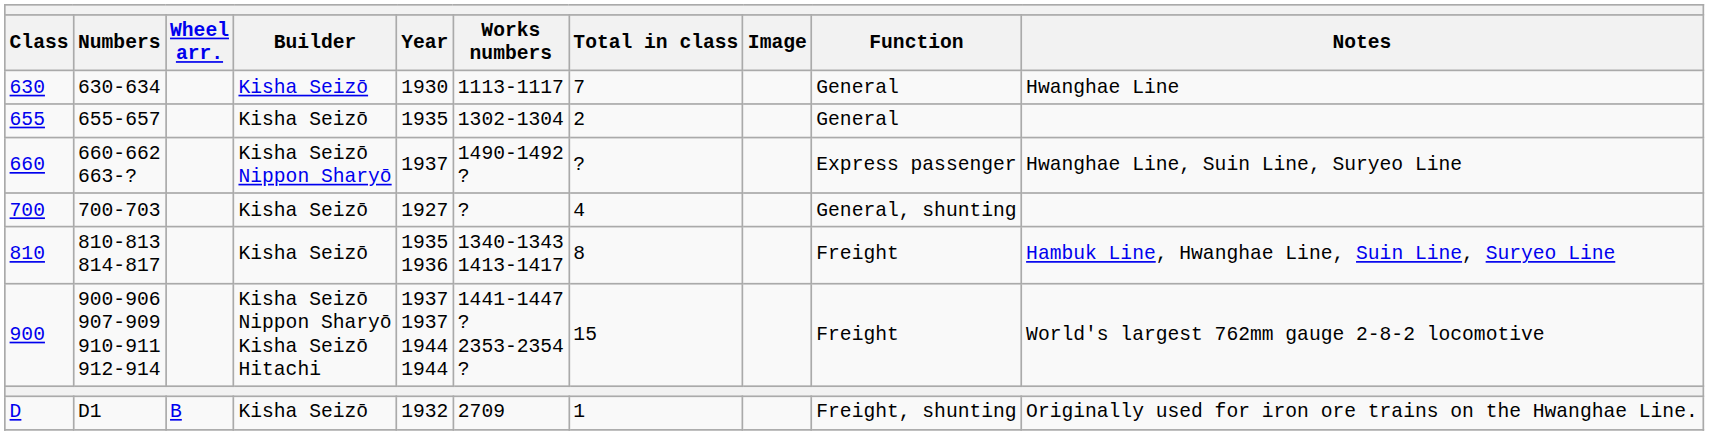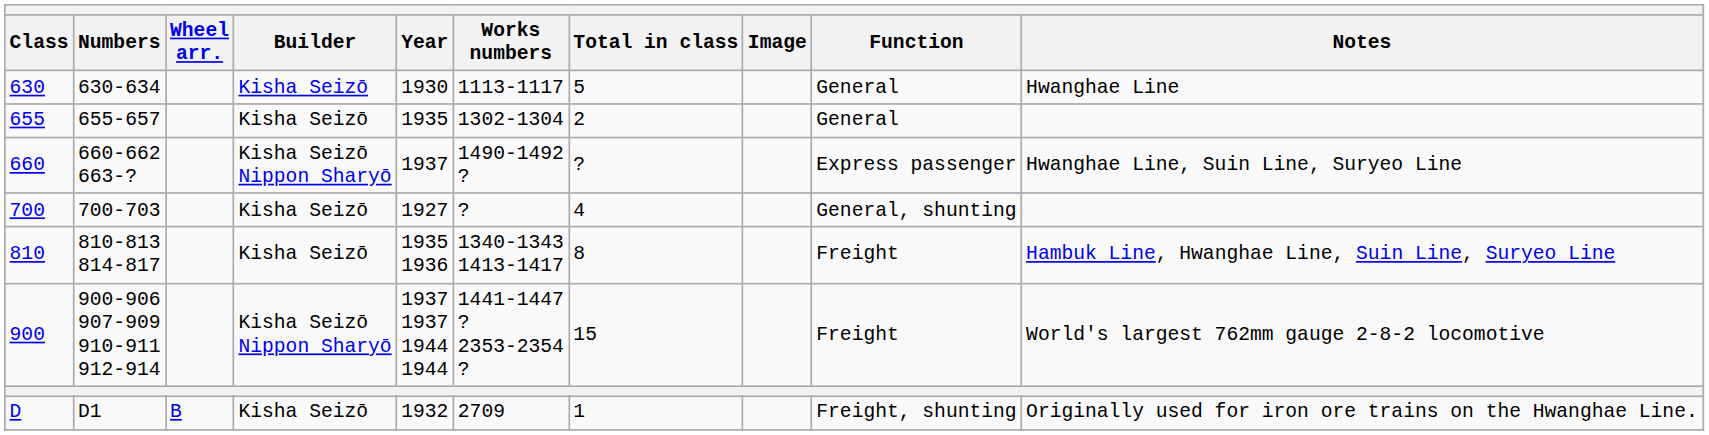(579, 87) 7 -> (579, 87) 5
(315, 335) Kisha Seizō Nippon Sharyō Kisha Seizō Hitachi -> (315, 335) Kisha Seizō Nippon Sharyō
